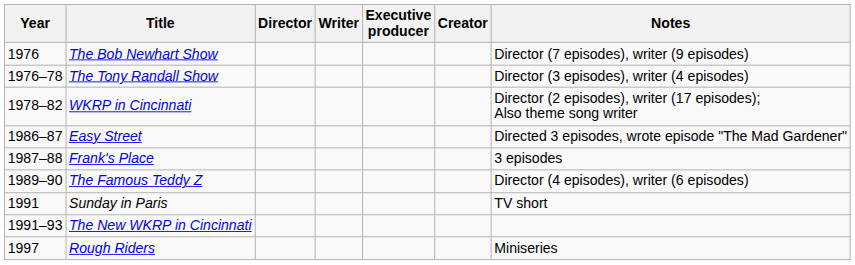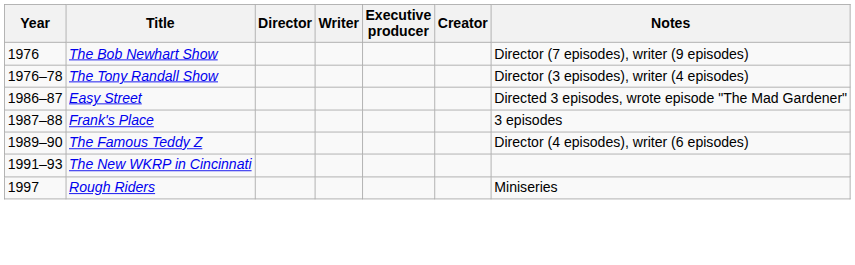- row: (130, 106)
- row: (118, 203)
